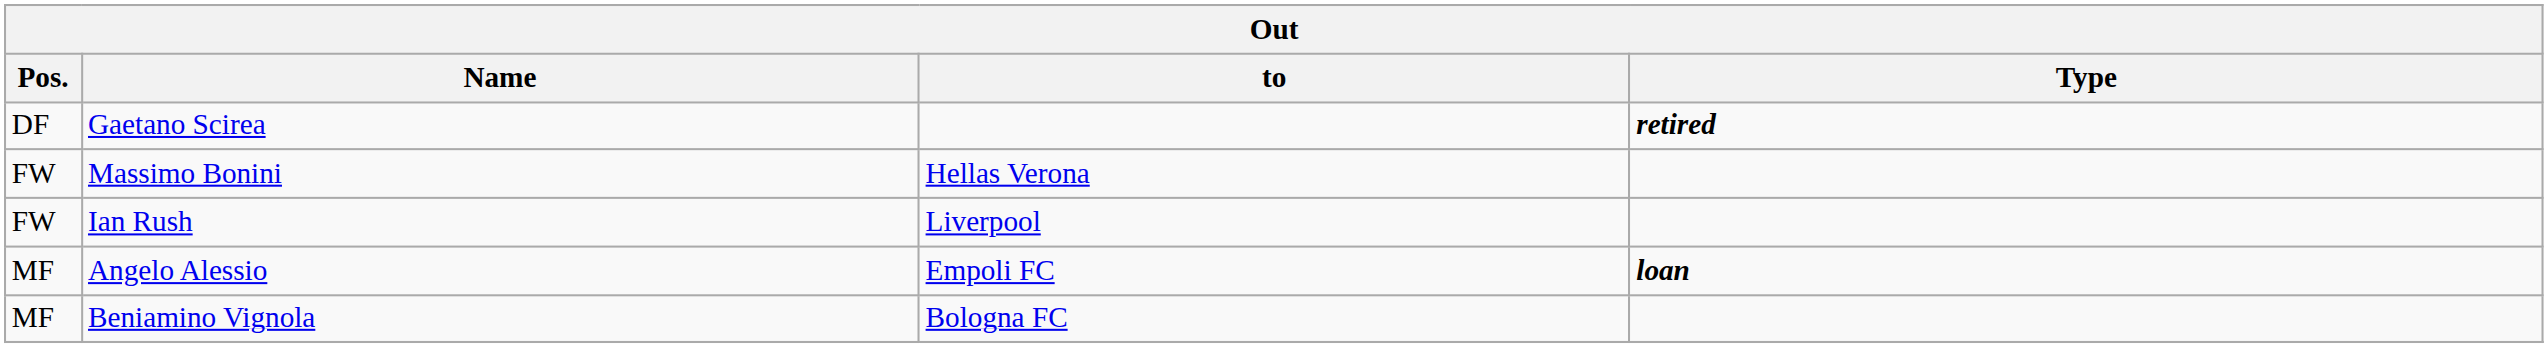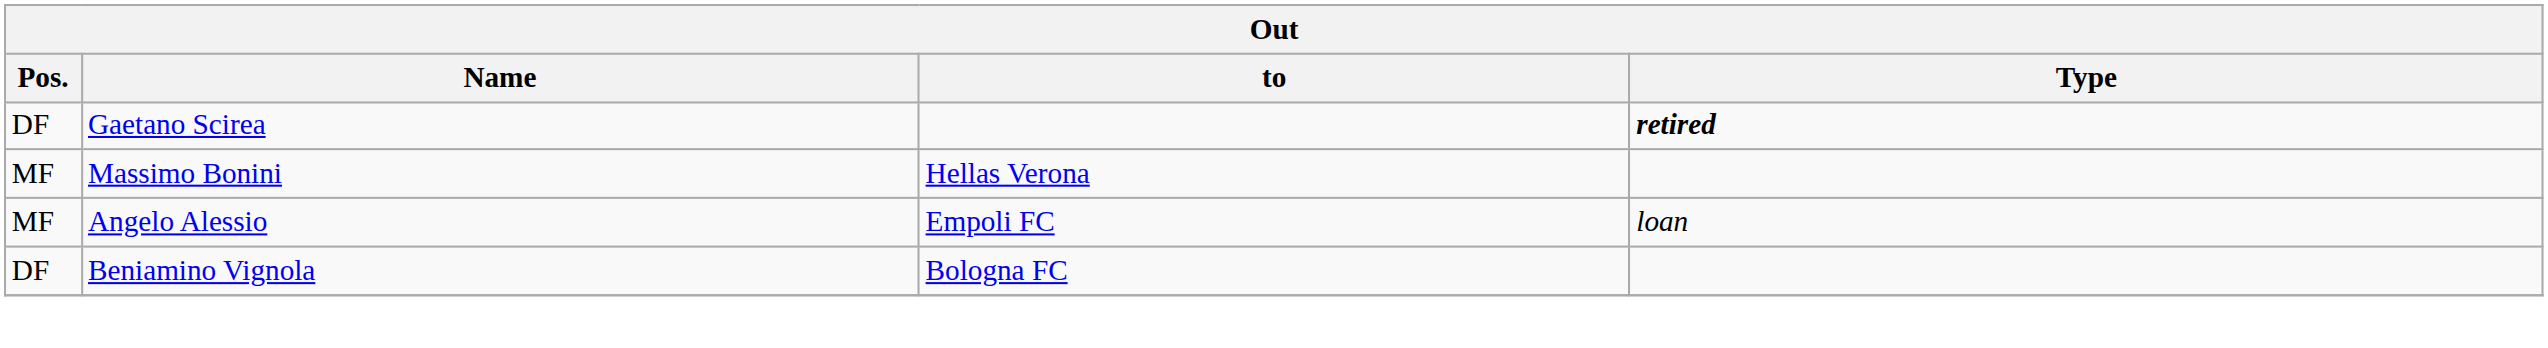(34, 173) FW -> (33, 173) MF
- row: (140, 221)
(1663, 270) bold -> (1662, 221) normal
(33, 318) MF -> (31, 270) DF
